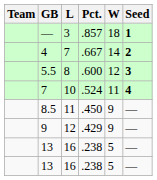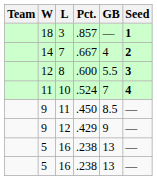columns swapped: (114, 14) <-> (50, 14)
